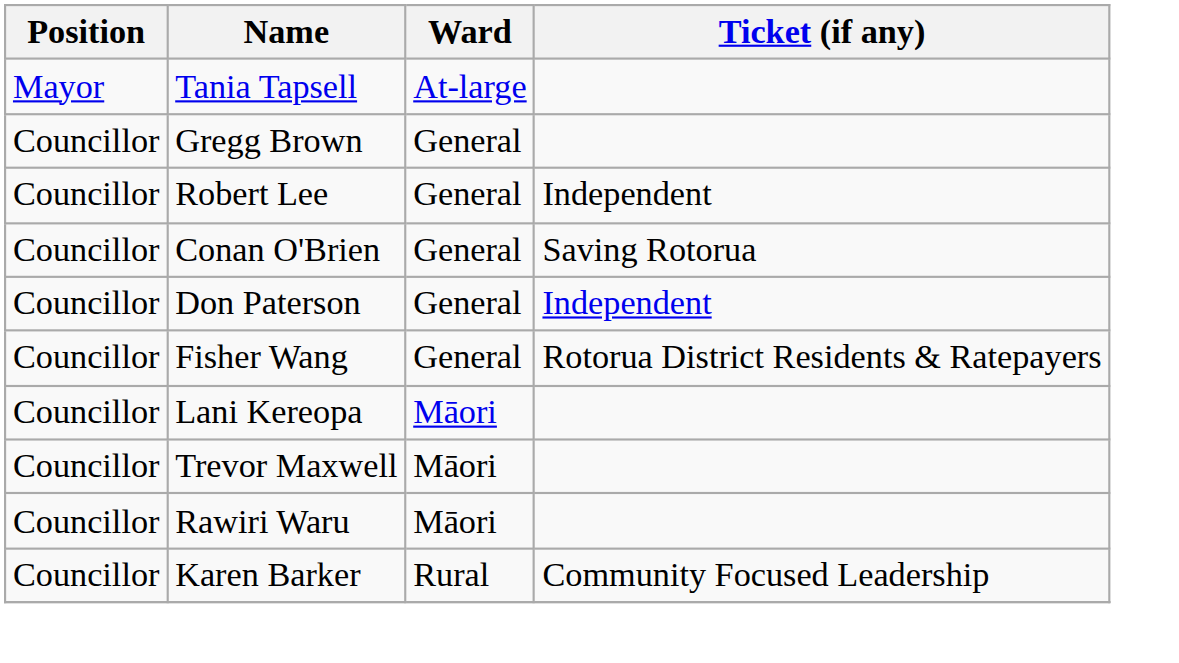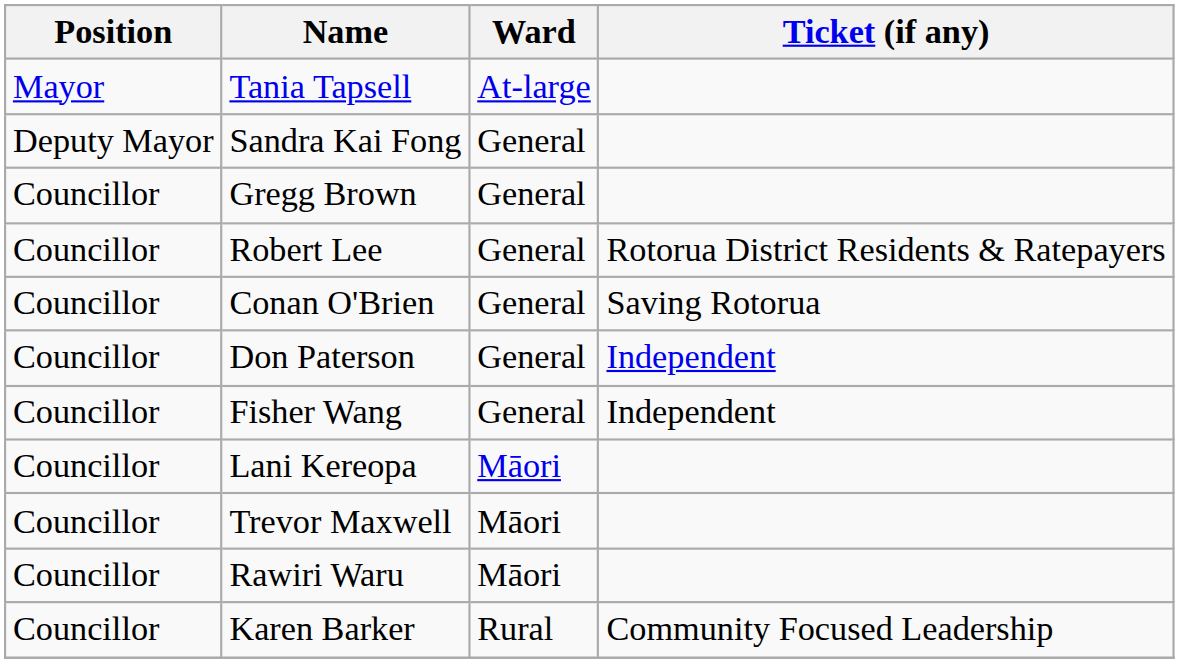+ row: (345, 140)
(627, 194) Independent -> (886, 248) Rotorua District Residents & Ratepayers
(822, 357) Rotorua District Residents & Ratepayers -> (691, 411) Independent
